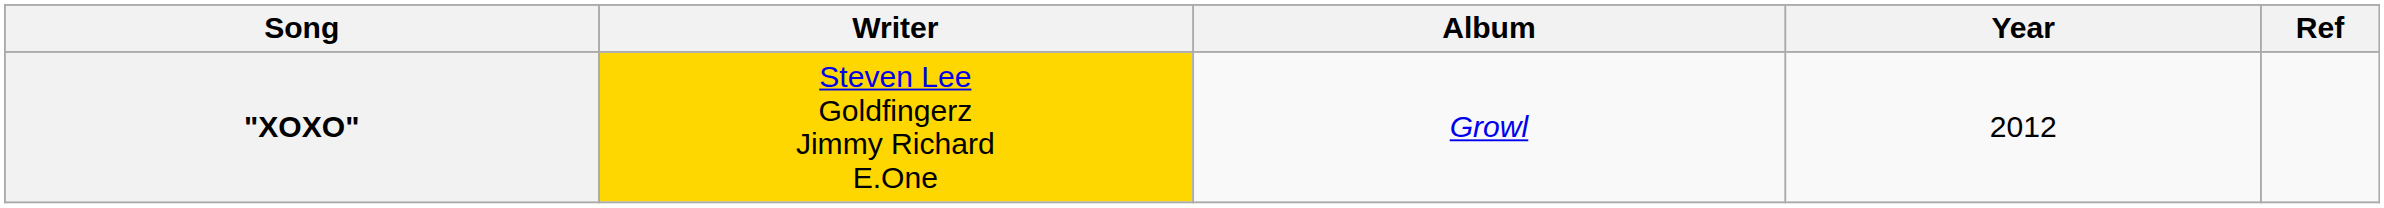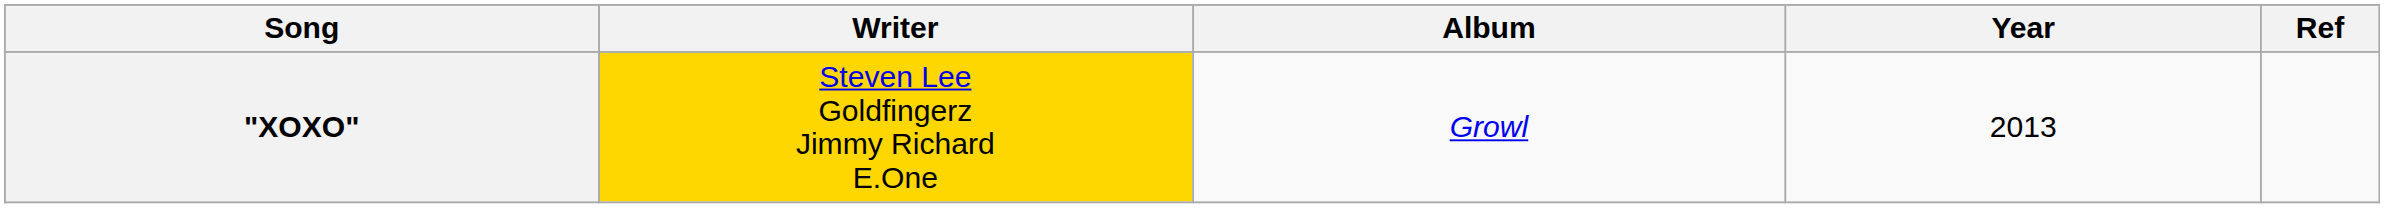(2023, 126) 2012 -> (2023, 126) 2013
